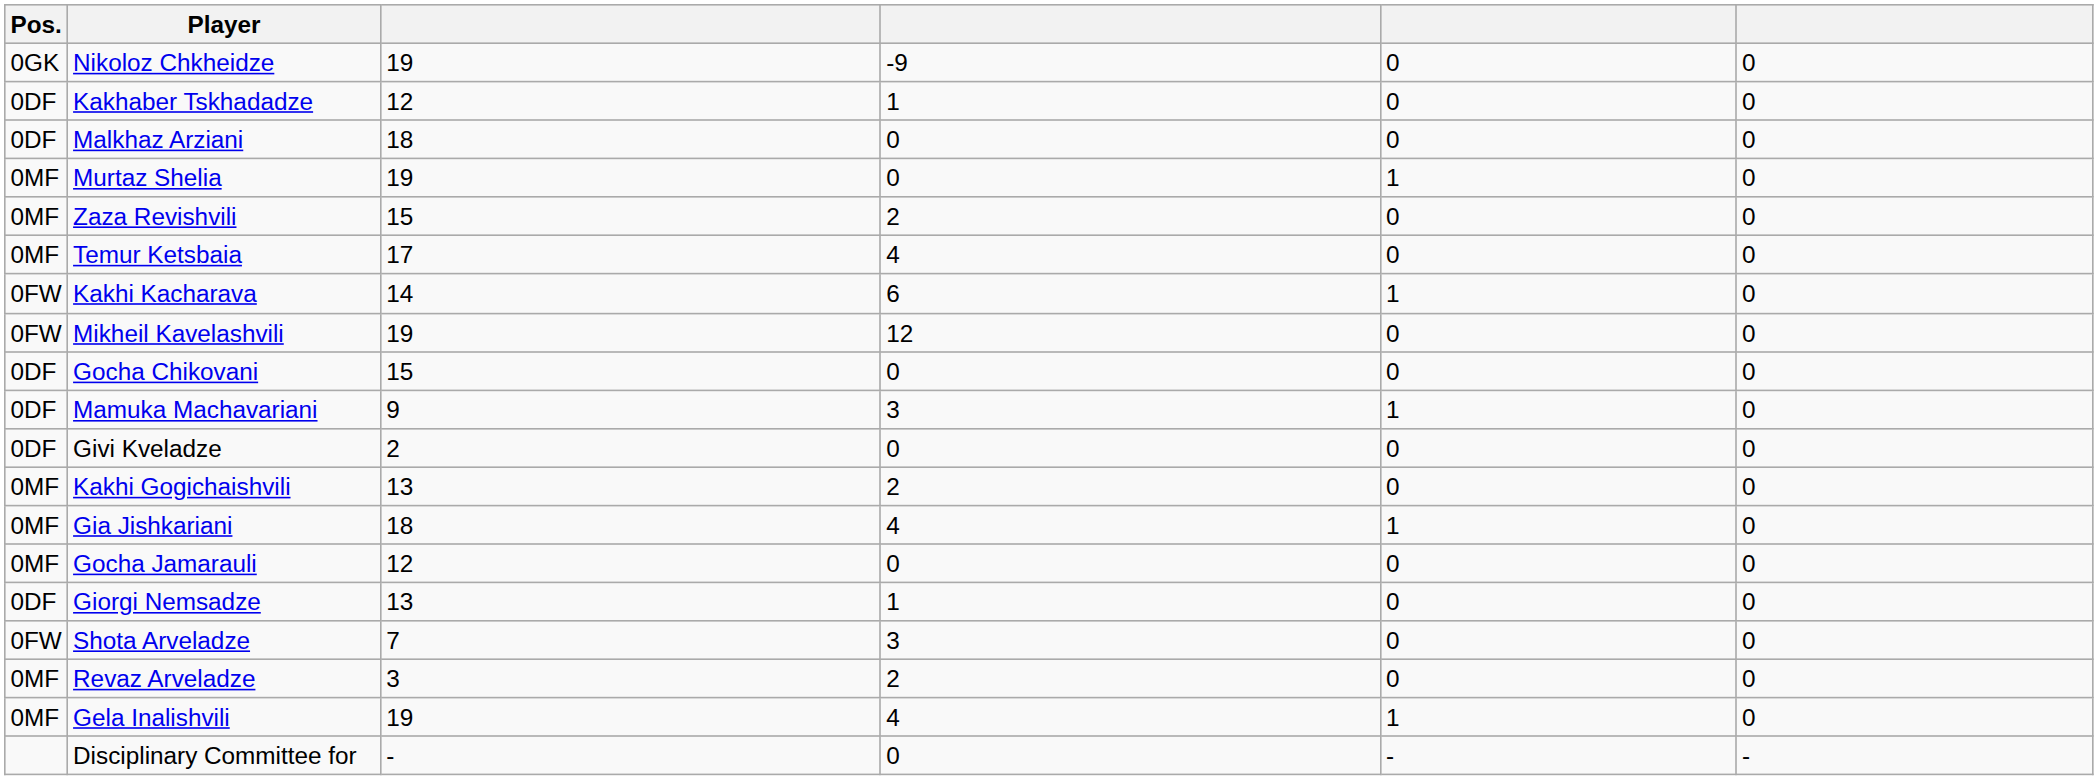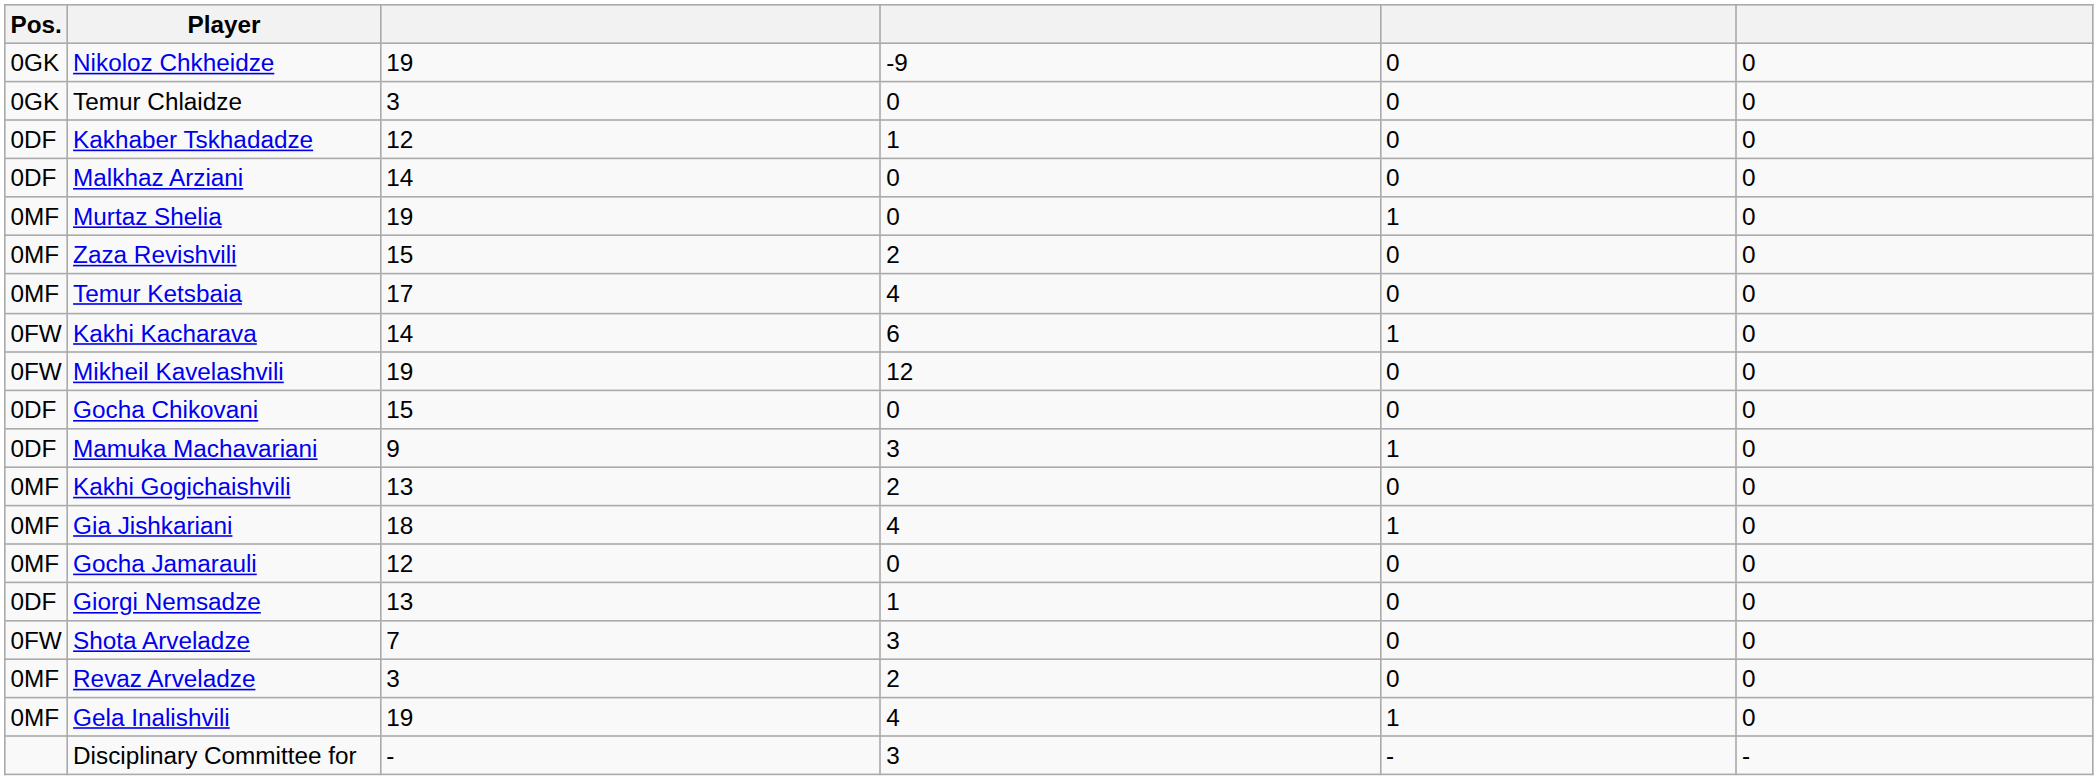+ row: (157, 101)
(400, 140) 18 -> (400, 178) 14
- row: (147, 448)
(893, 756) 0 -> (893, 756) 3
